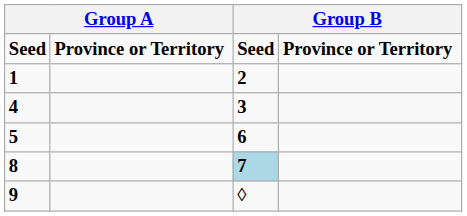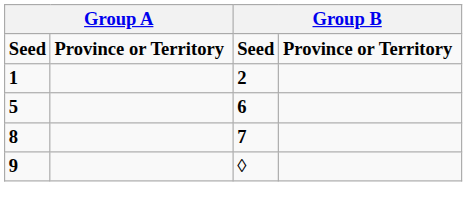- row: (13, 107)
(242, 166) lightblue background -> (242, 136) no background
